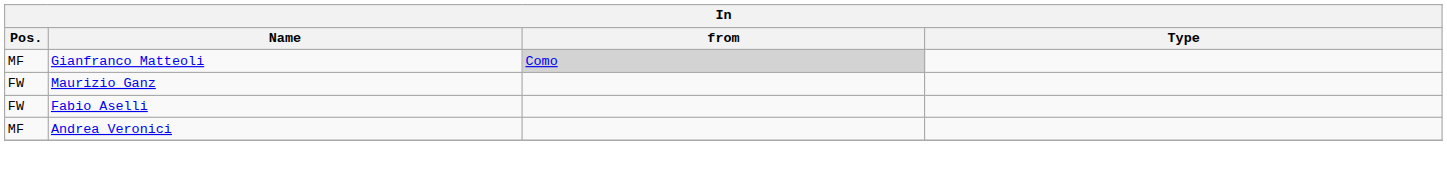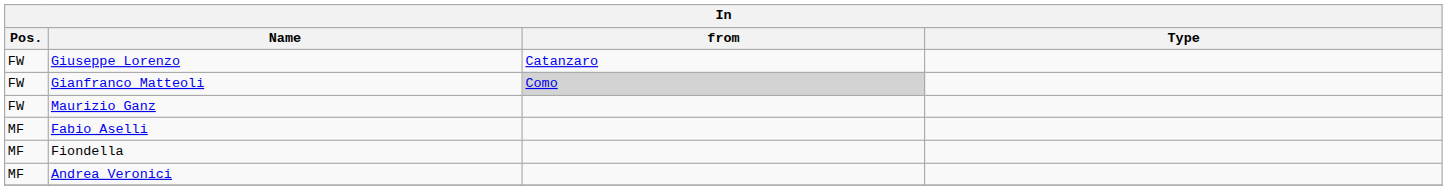+ row: (115, 61)
(16, 61) MF -> (16, 83) FW
(16, 106) FW -> (16, 129) MF
+ row: (87, 151)
